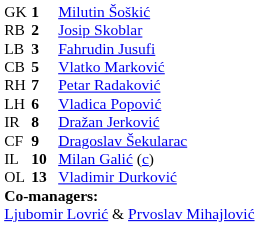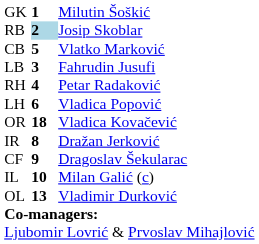(35, 30) no background -> (35, 30) lightblue background
rows swapped: (15, 67) <-> (14, 48)
(35, 85) 7 -> (35, 85) 4
+ row: (15, 122)
